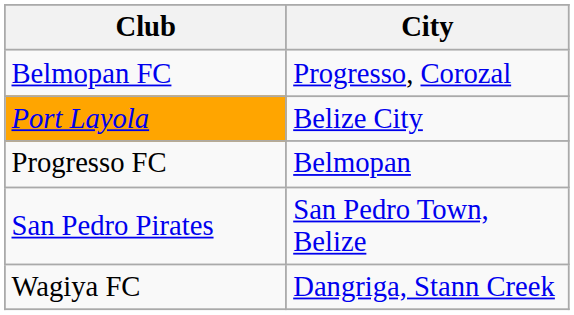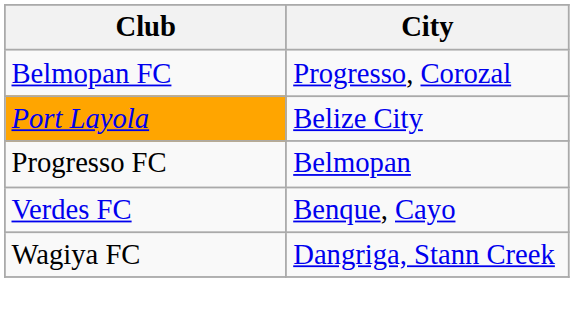- row: (113, 225)
+ row: (72, 208)
